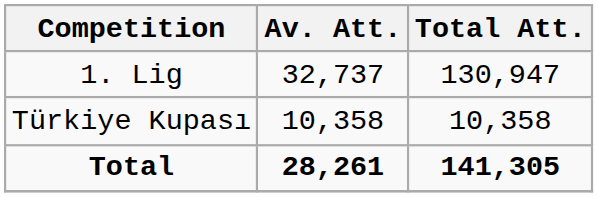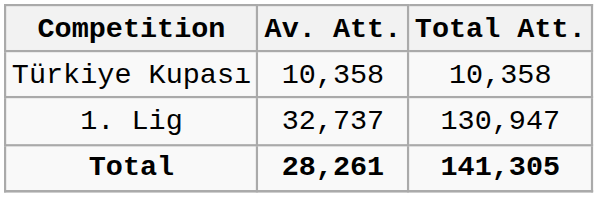rows swapped: (131, 75) <-> (131, 121)
